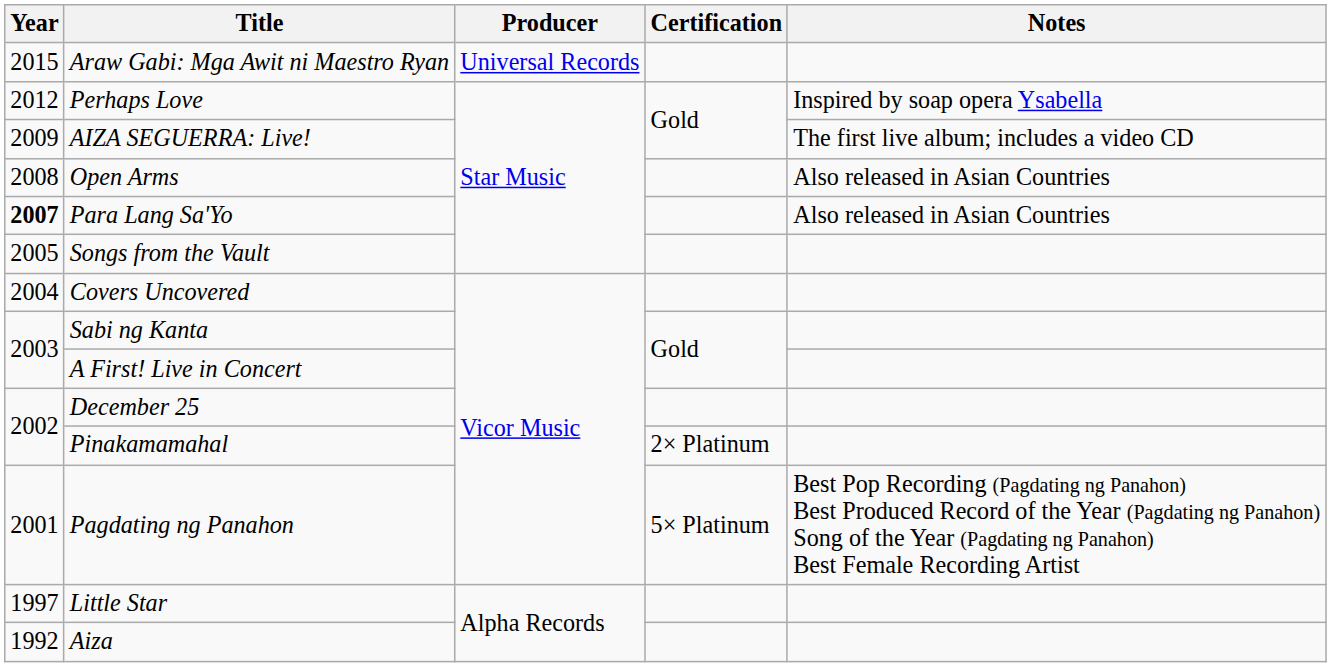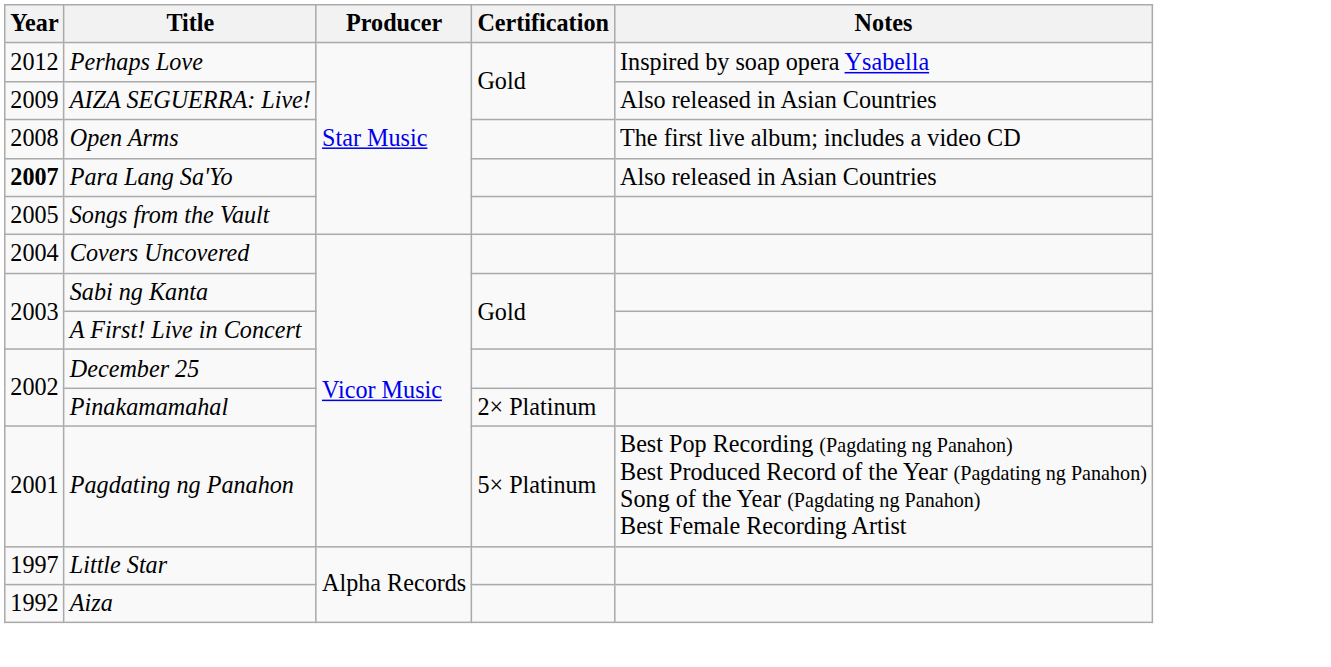- row: (259, 61)
(994, 138) The first live album; includes a video CD -> (778, 100) Also released in Asian Countries
(952, 176) Also released in Asian Countries -> (820, 138) The first live album; includes a video CD
